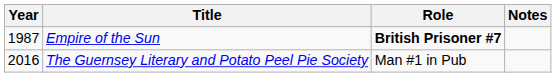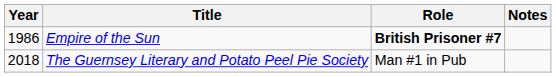(24, 38) 1987 -> (24, 38) 1986
(24, 60) 2016 -> (24, 60) 2018
